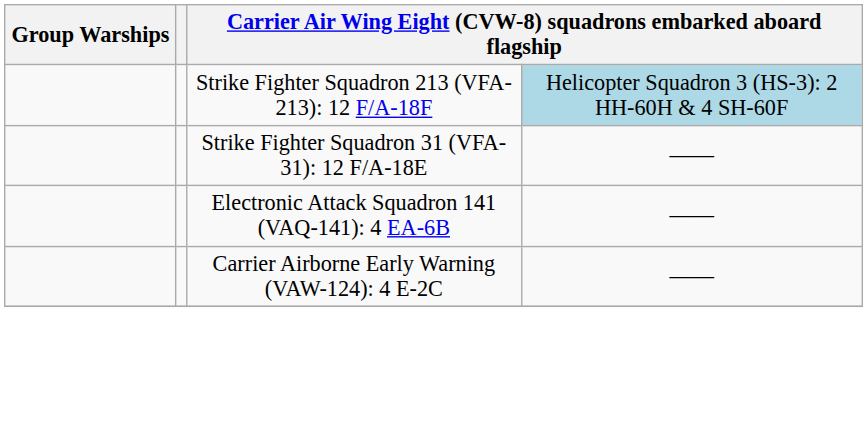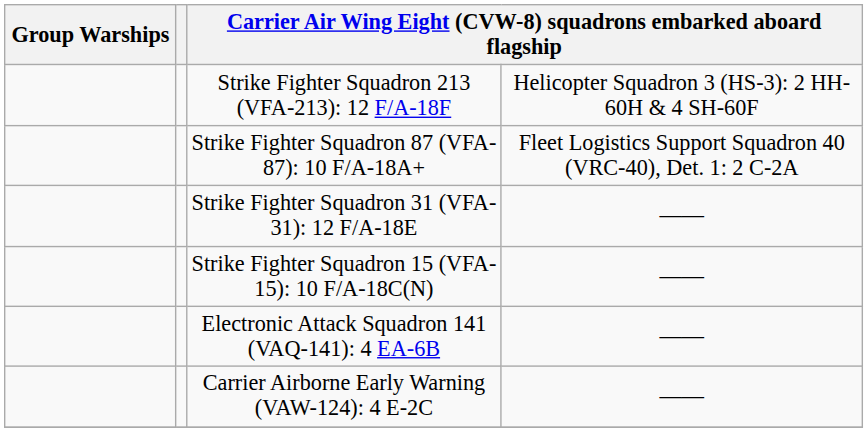(692, 94) lightblue background -> (682, 94) no background
+ row: (344, 155)
+ row: (344, 275)
